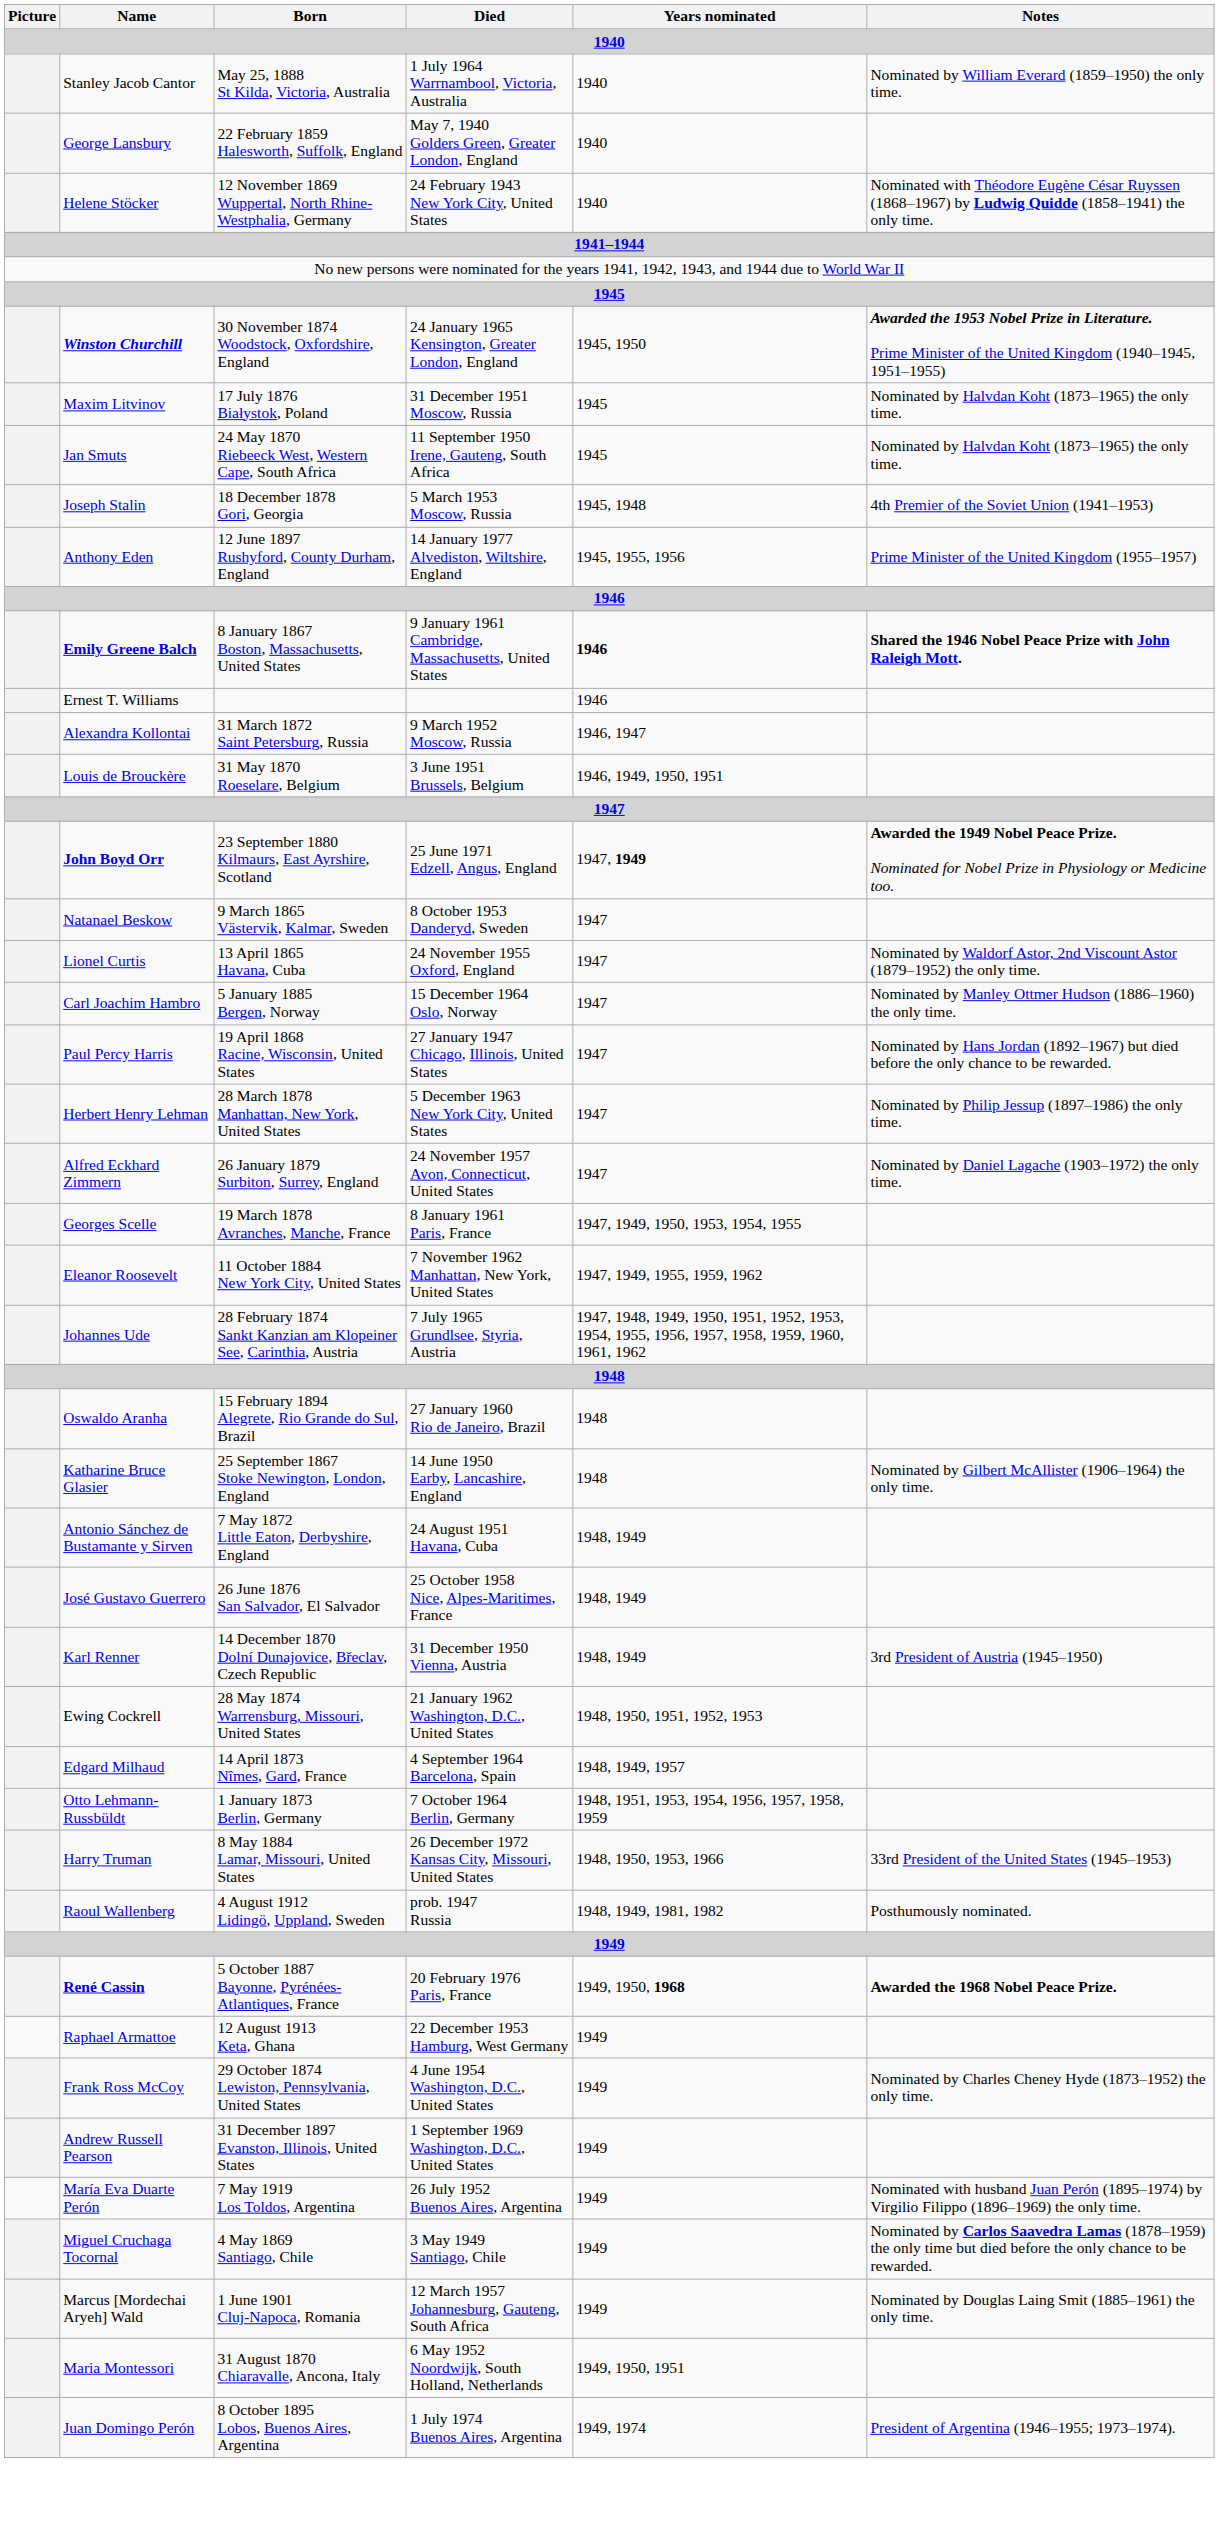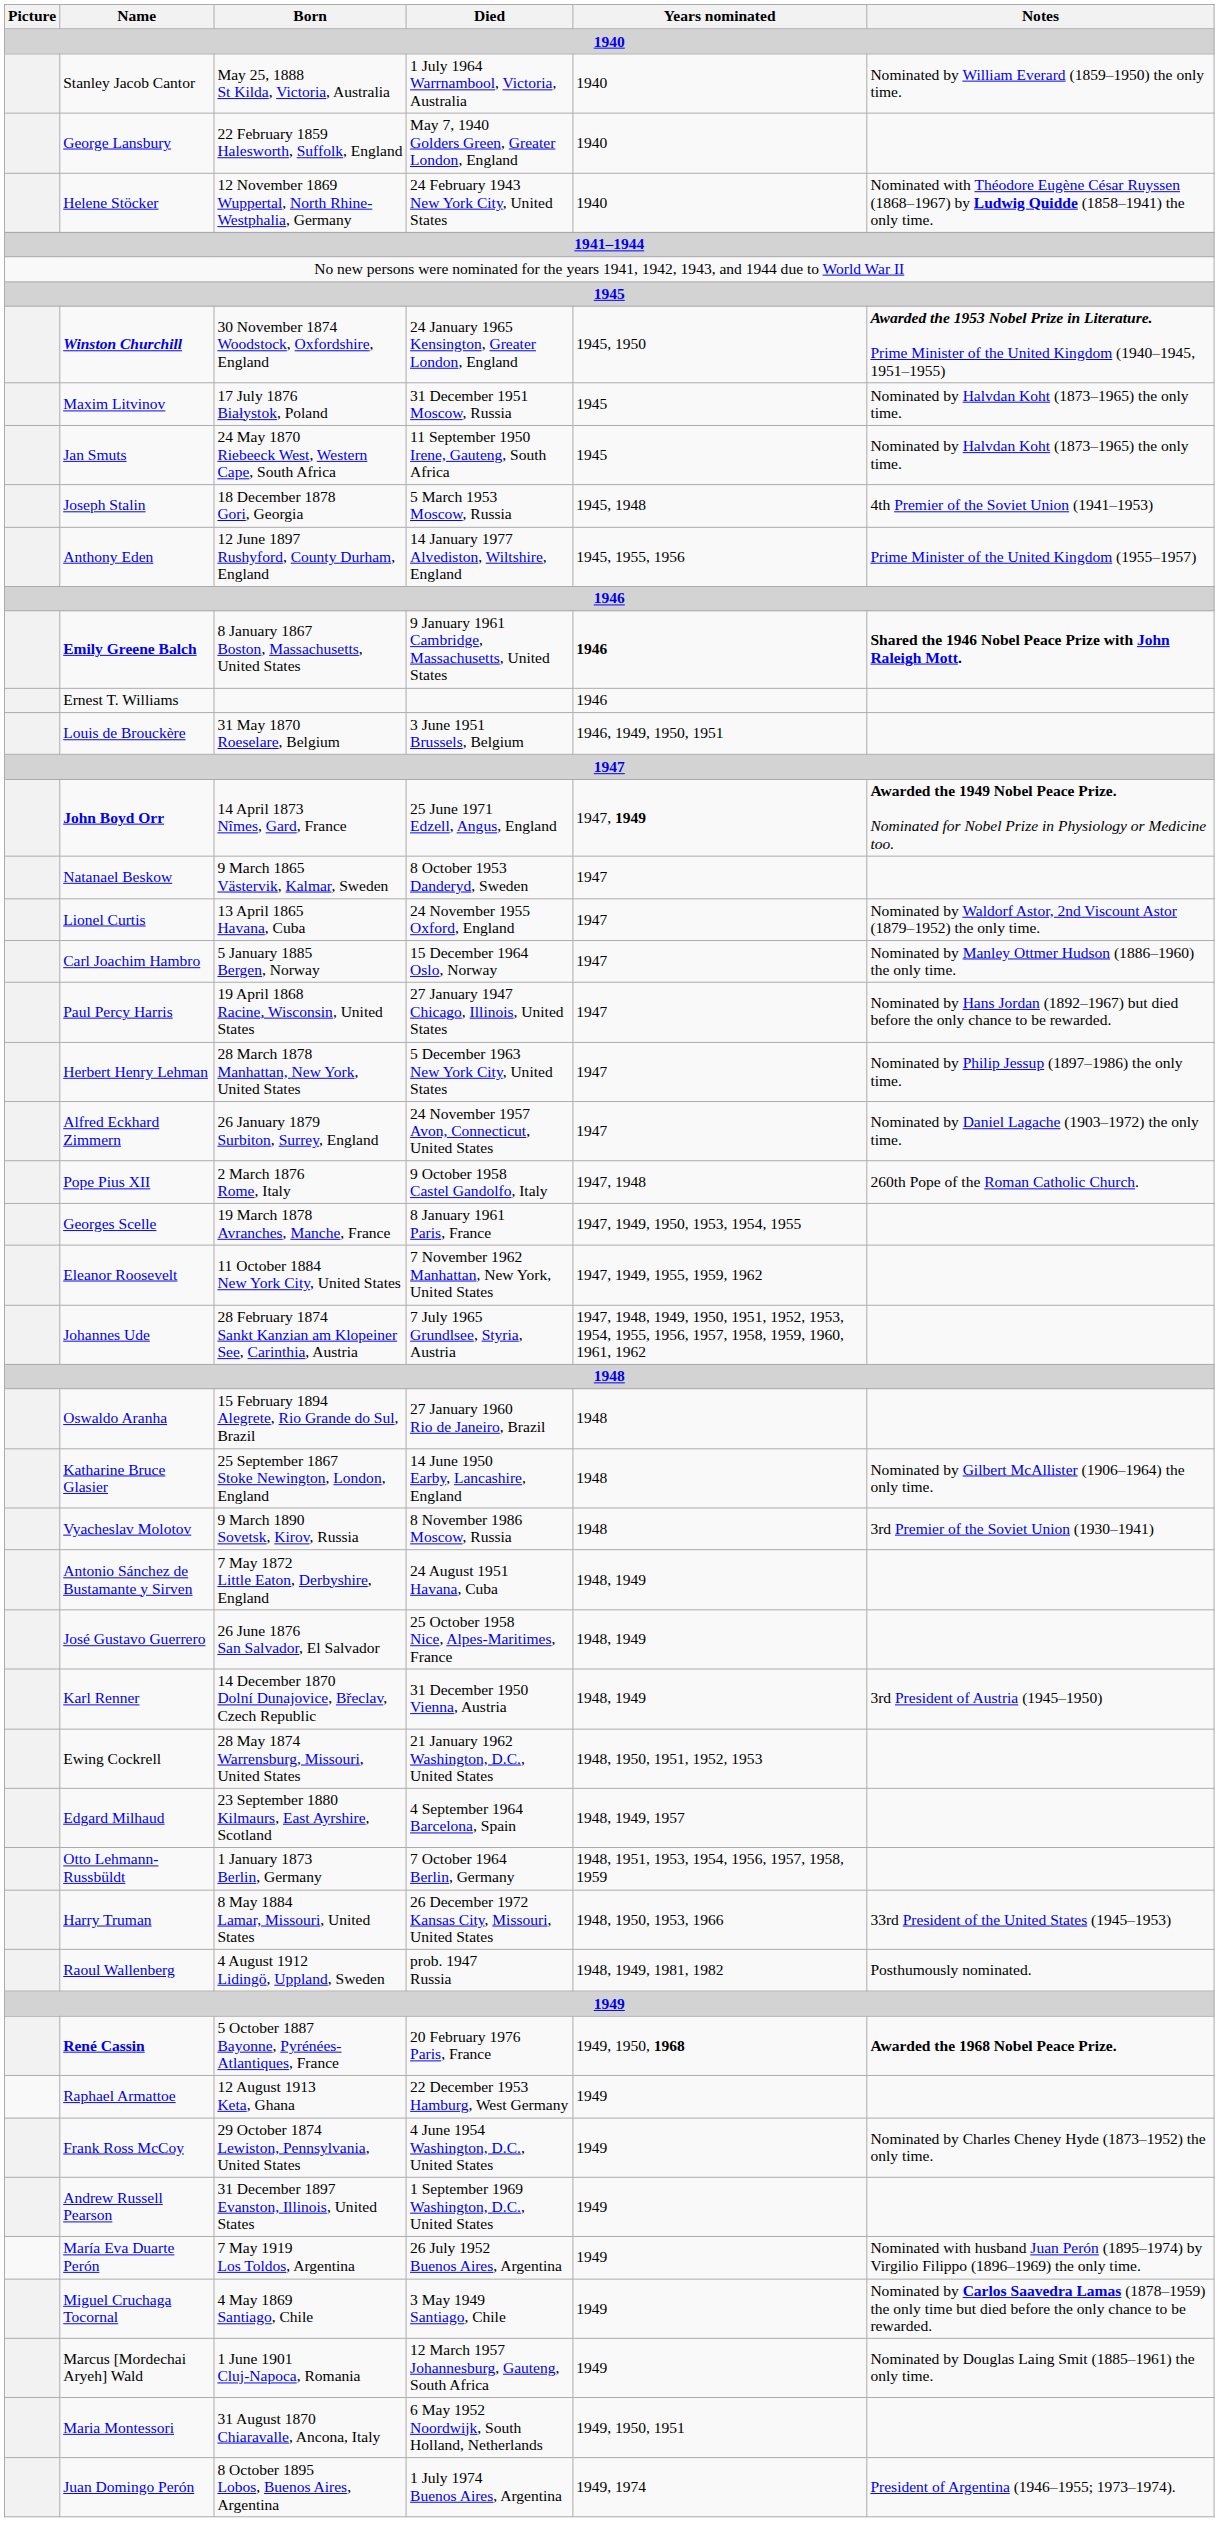- row: (127, 733)
(293, 859) 23 September 1880 Kilmaurs, East Ayrshire, Scotland -> (282, 817) 14 April 1873 Nîmes, Gard, France
+ row: (107, 1182)
+ row: (127, 1529)
(282, 1767) 14 April 1873 Nîmes, Gard, France -> (293, 1817) 23 September 1880 Kilmaurs, East Ayrshire, Scotland
